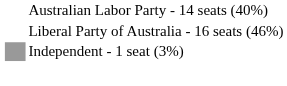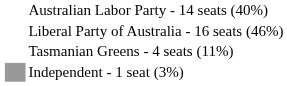+ row: (131, 51)
